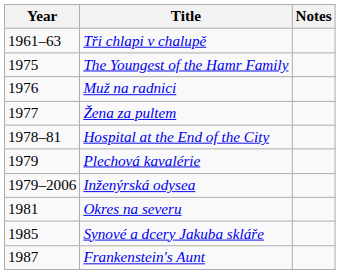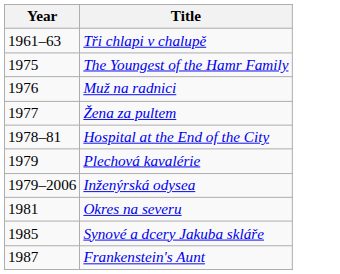- column: (314, 16)
